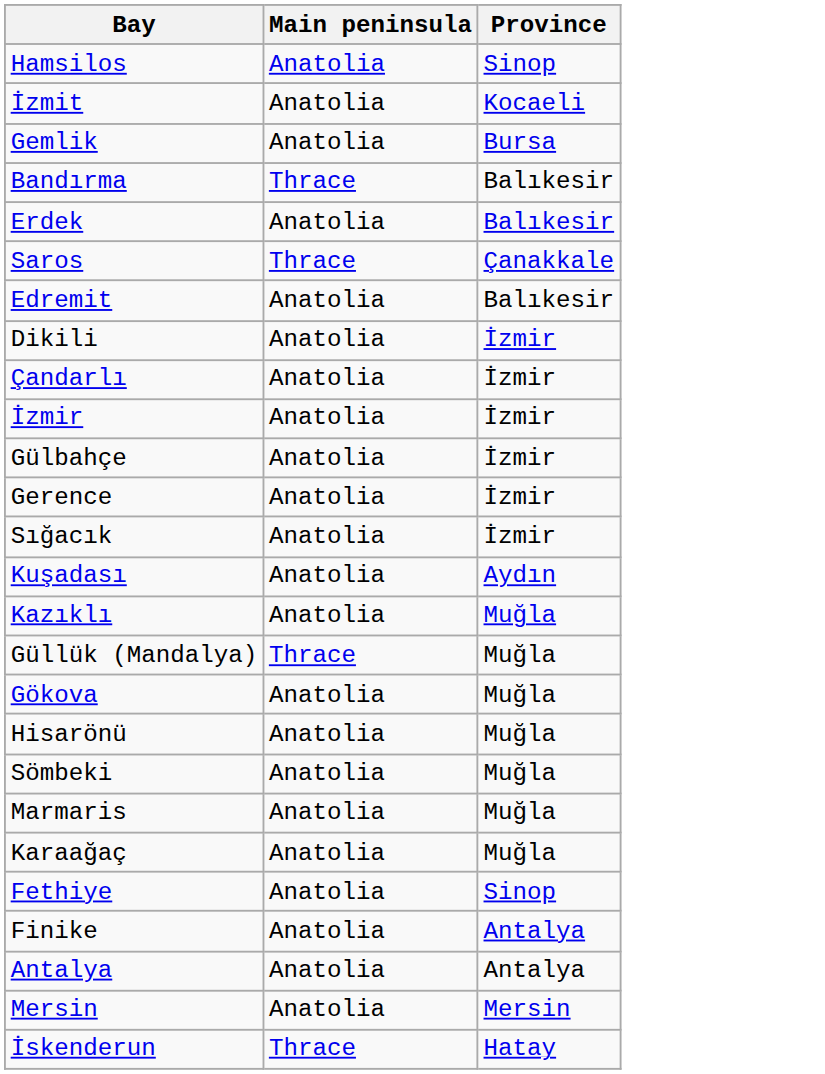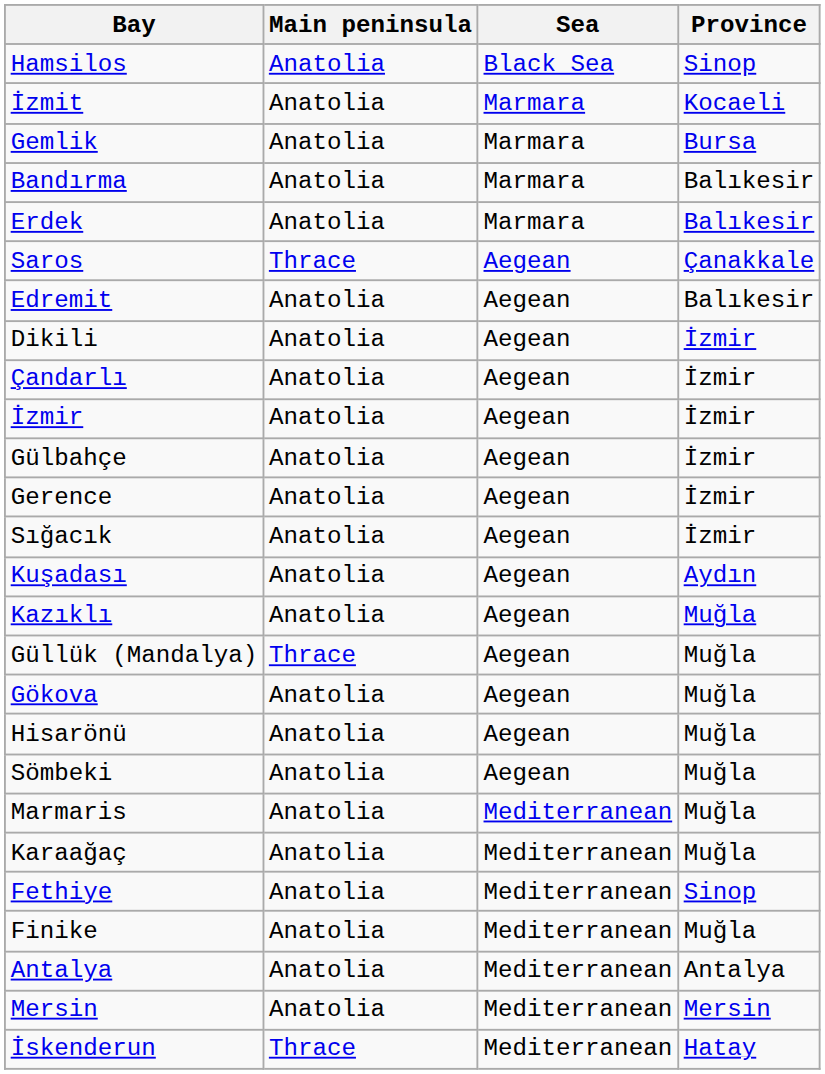+ column: (578, 25)
(312, 182) Thrace -> (327, 182) Anatolia
(534, 931) Antalya -> (720, 931) Muğla
